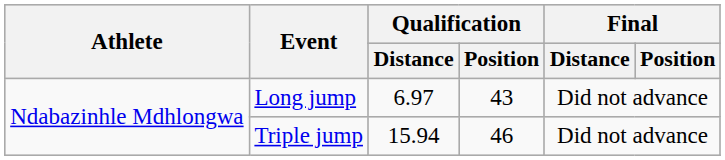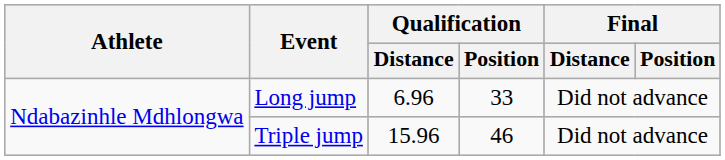(414, 97) 6.97 -> (414, 97) 6.96
(502, 97) 43 -> (502, 97) 33
(414, 135) 15.94 -> (414, 135) 15.96
